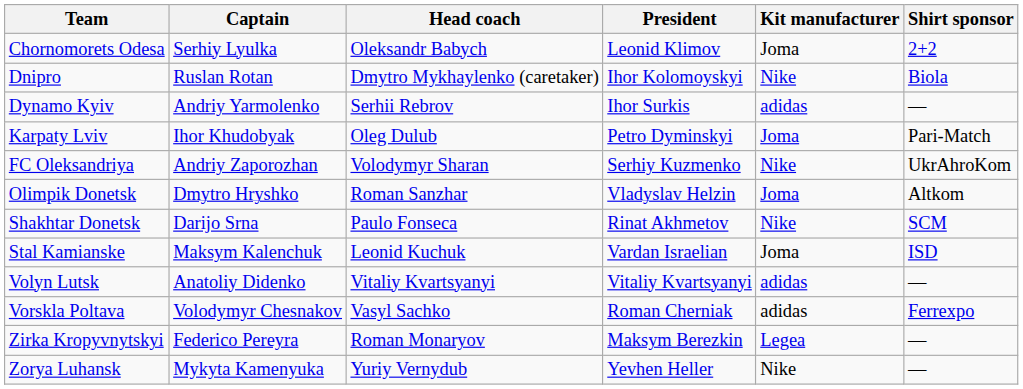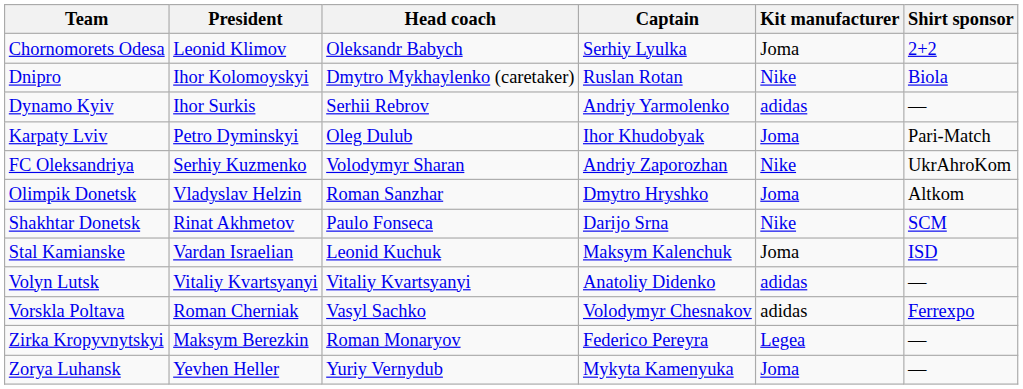columns swapped: (680, 19) <-> (258, 19)
(778, 369) Nike -> (780, 369) Joma
